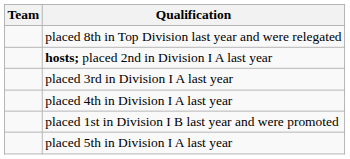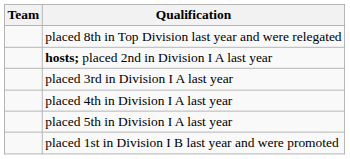rows swapped: (139, 143) <-> (192, 121)
